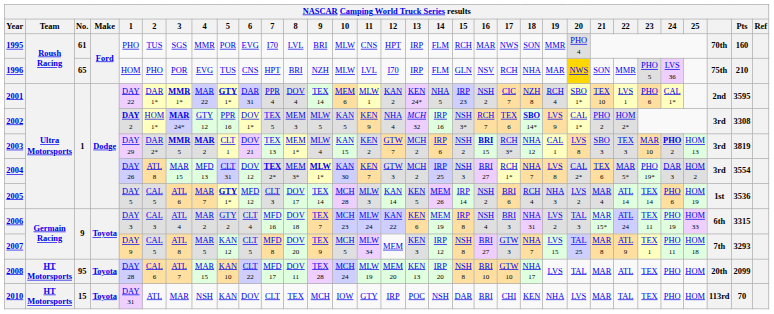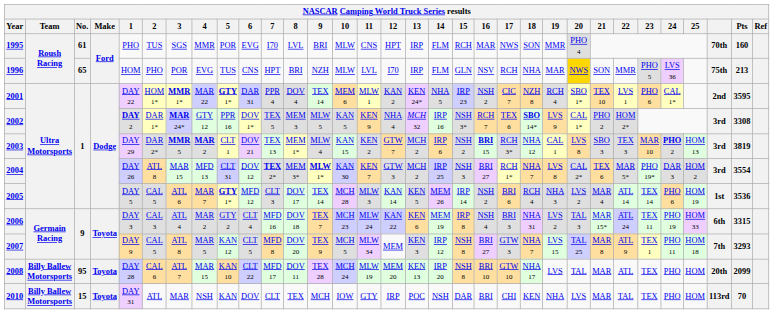(742, 71) 210 -> (742, 71) 213
(154, 95) DAR 1* -> (154, 95) HOM 1*
(154, 120) HOM 1* -> (154, 120) DAR 1*
(50, 271) HT Motorsports -> (50, 271) Billy Ballew Motorsports
(50, 296) HT Motorsports -> (50, 296) Billy Ballew Motorsports
